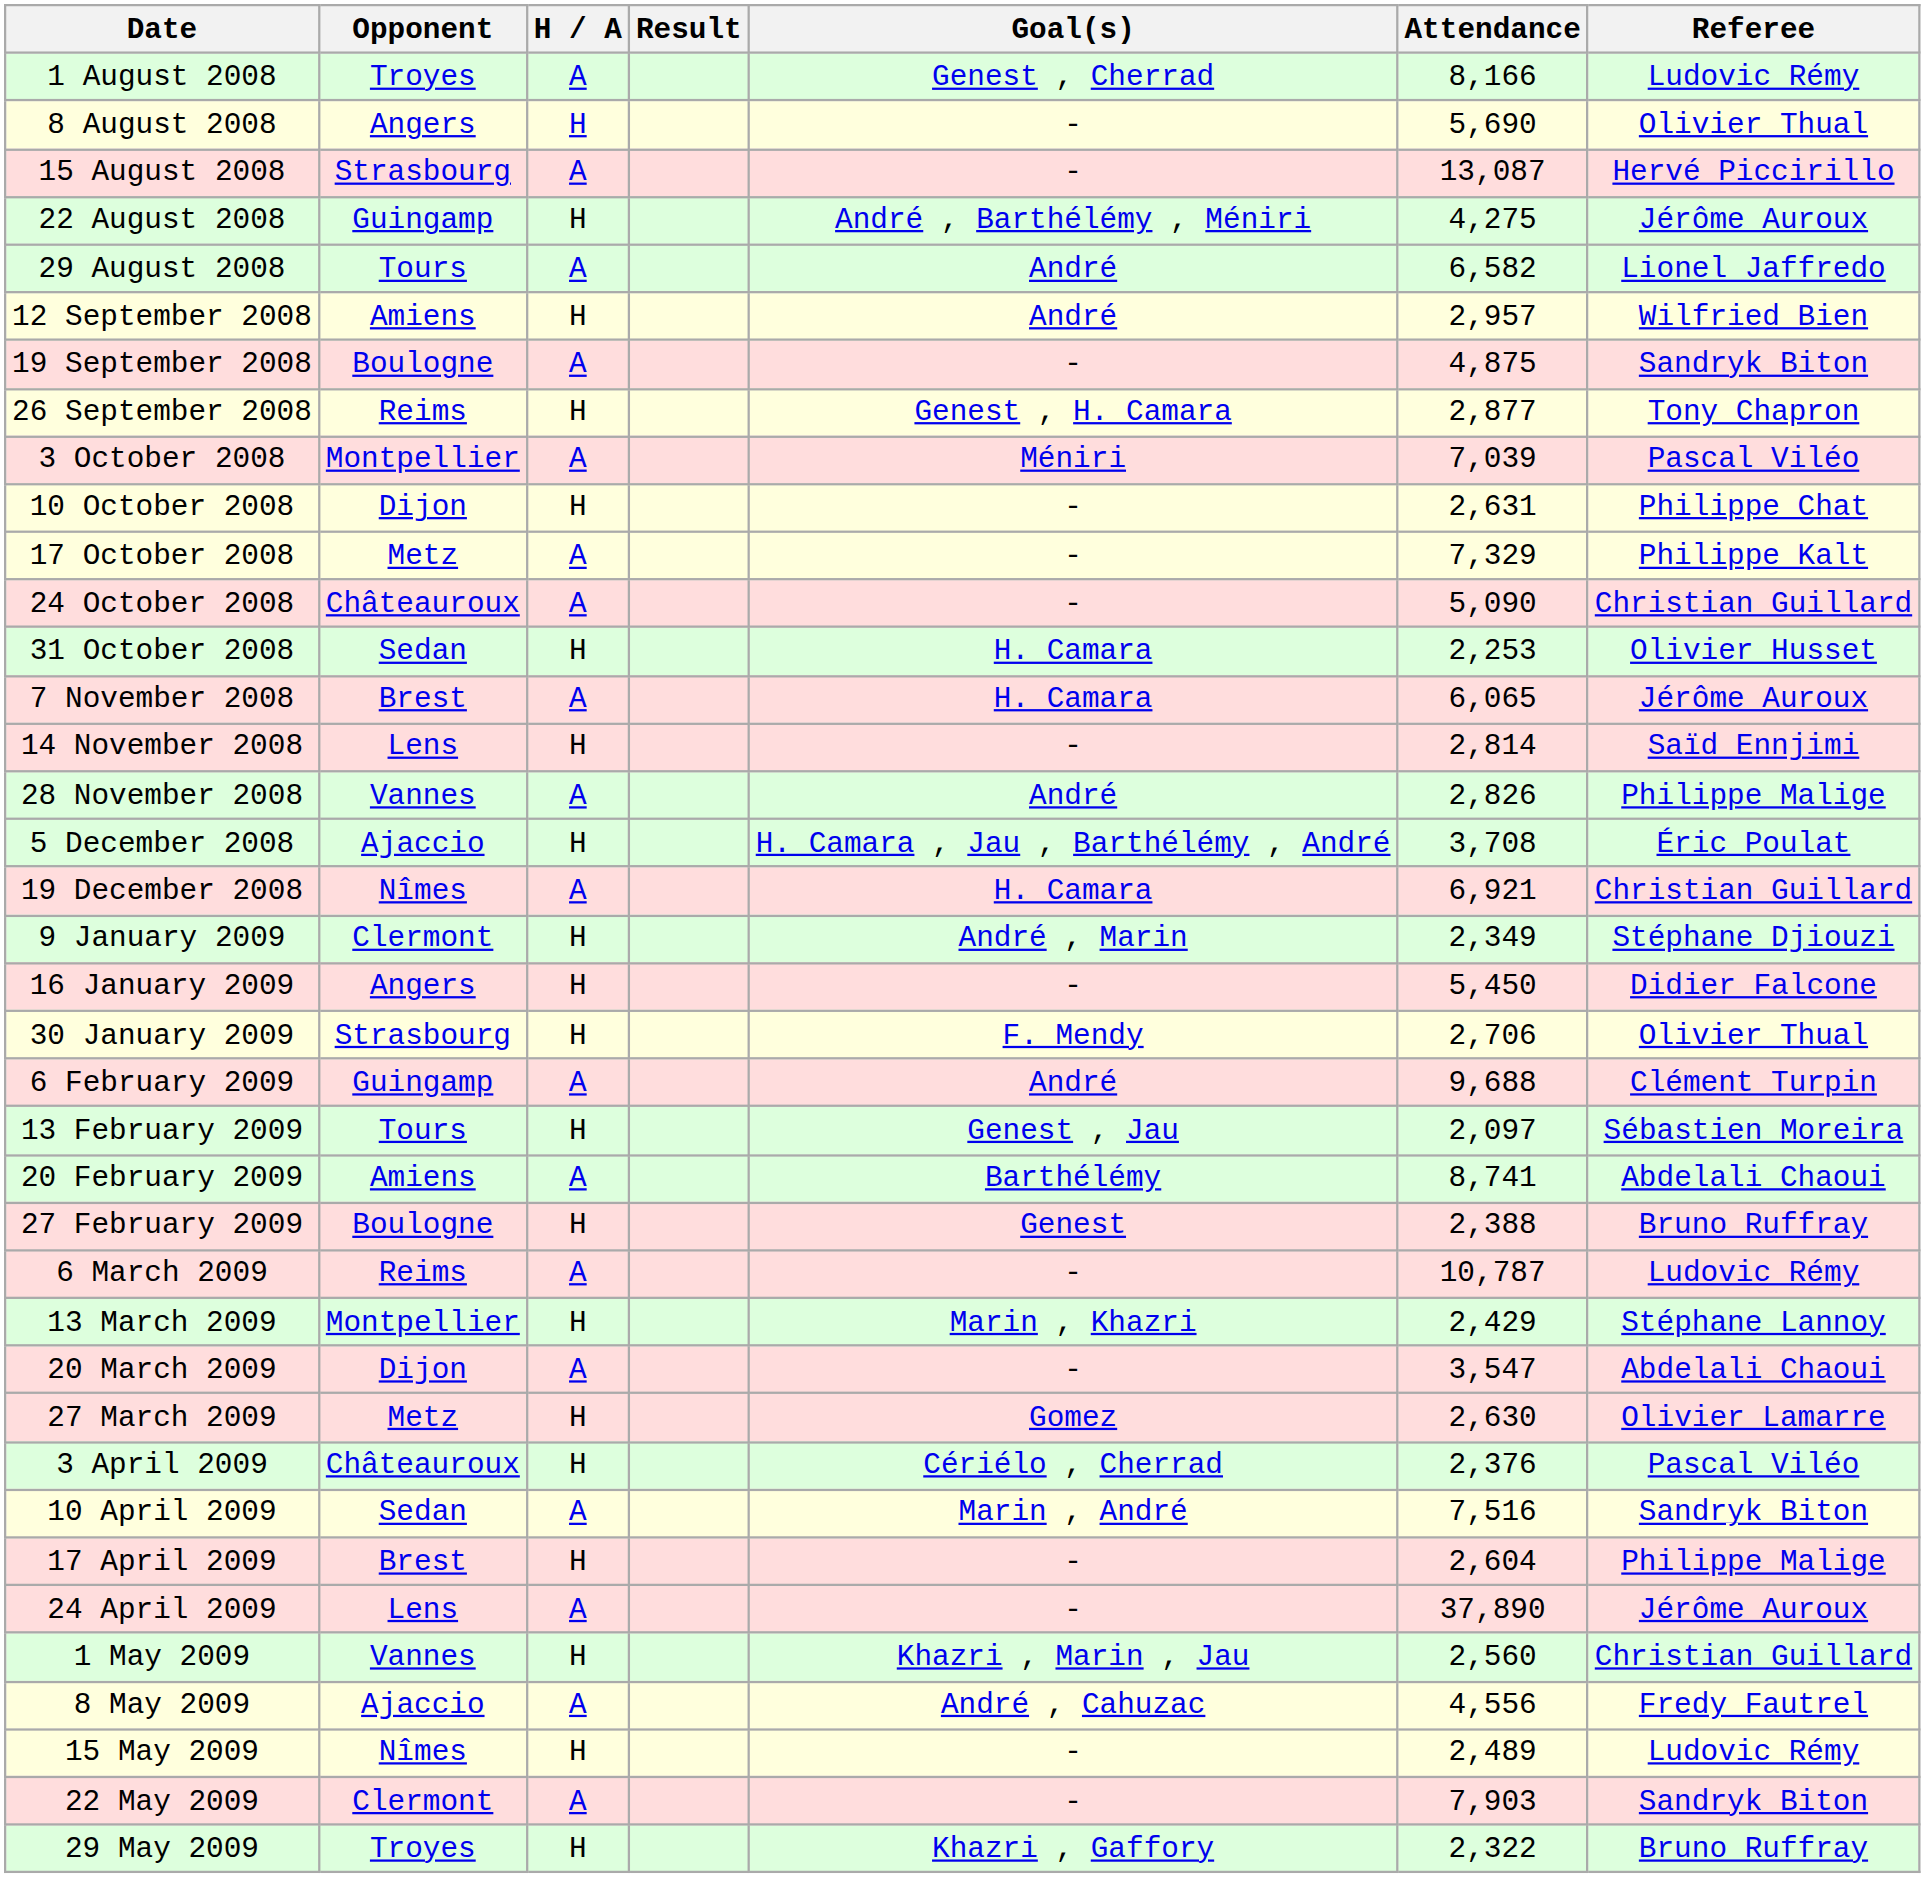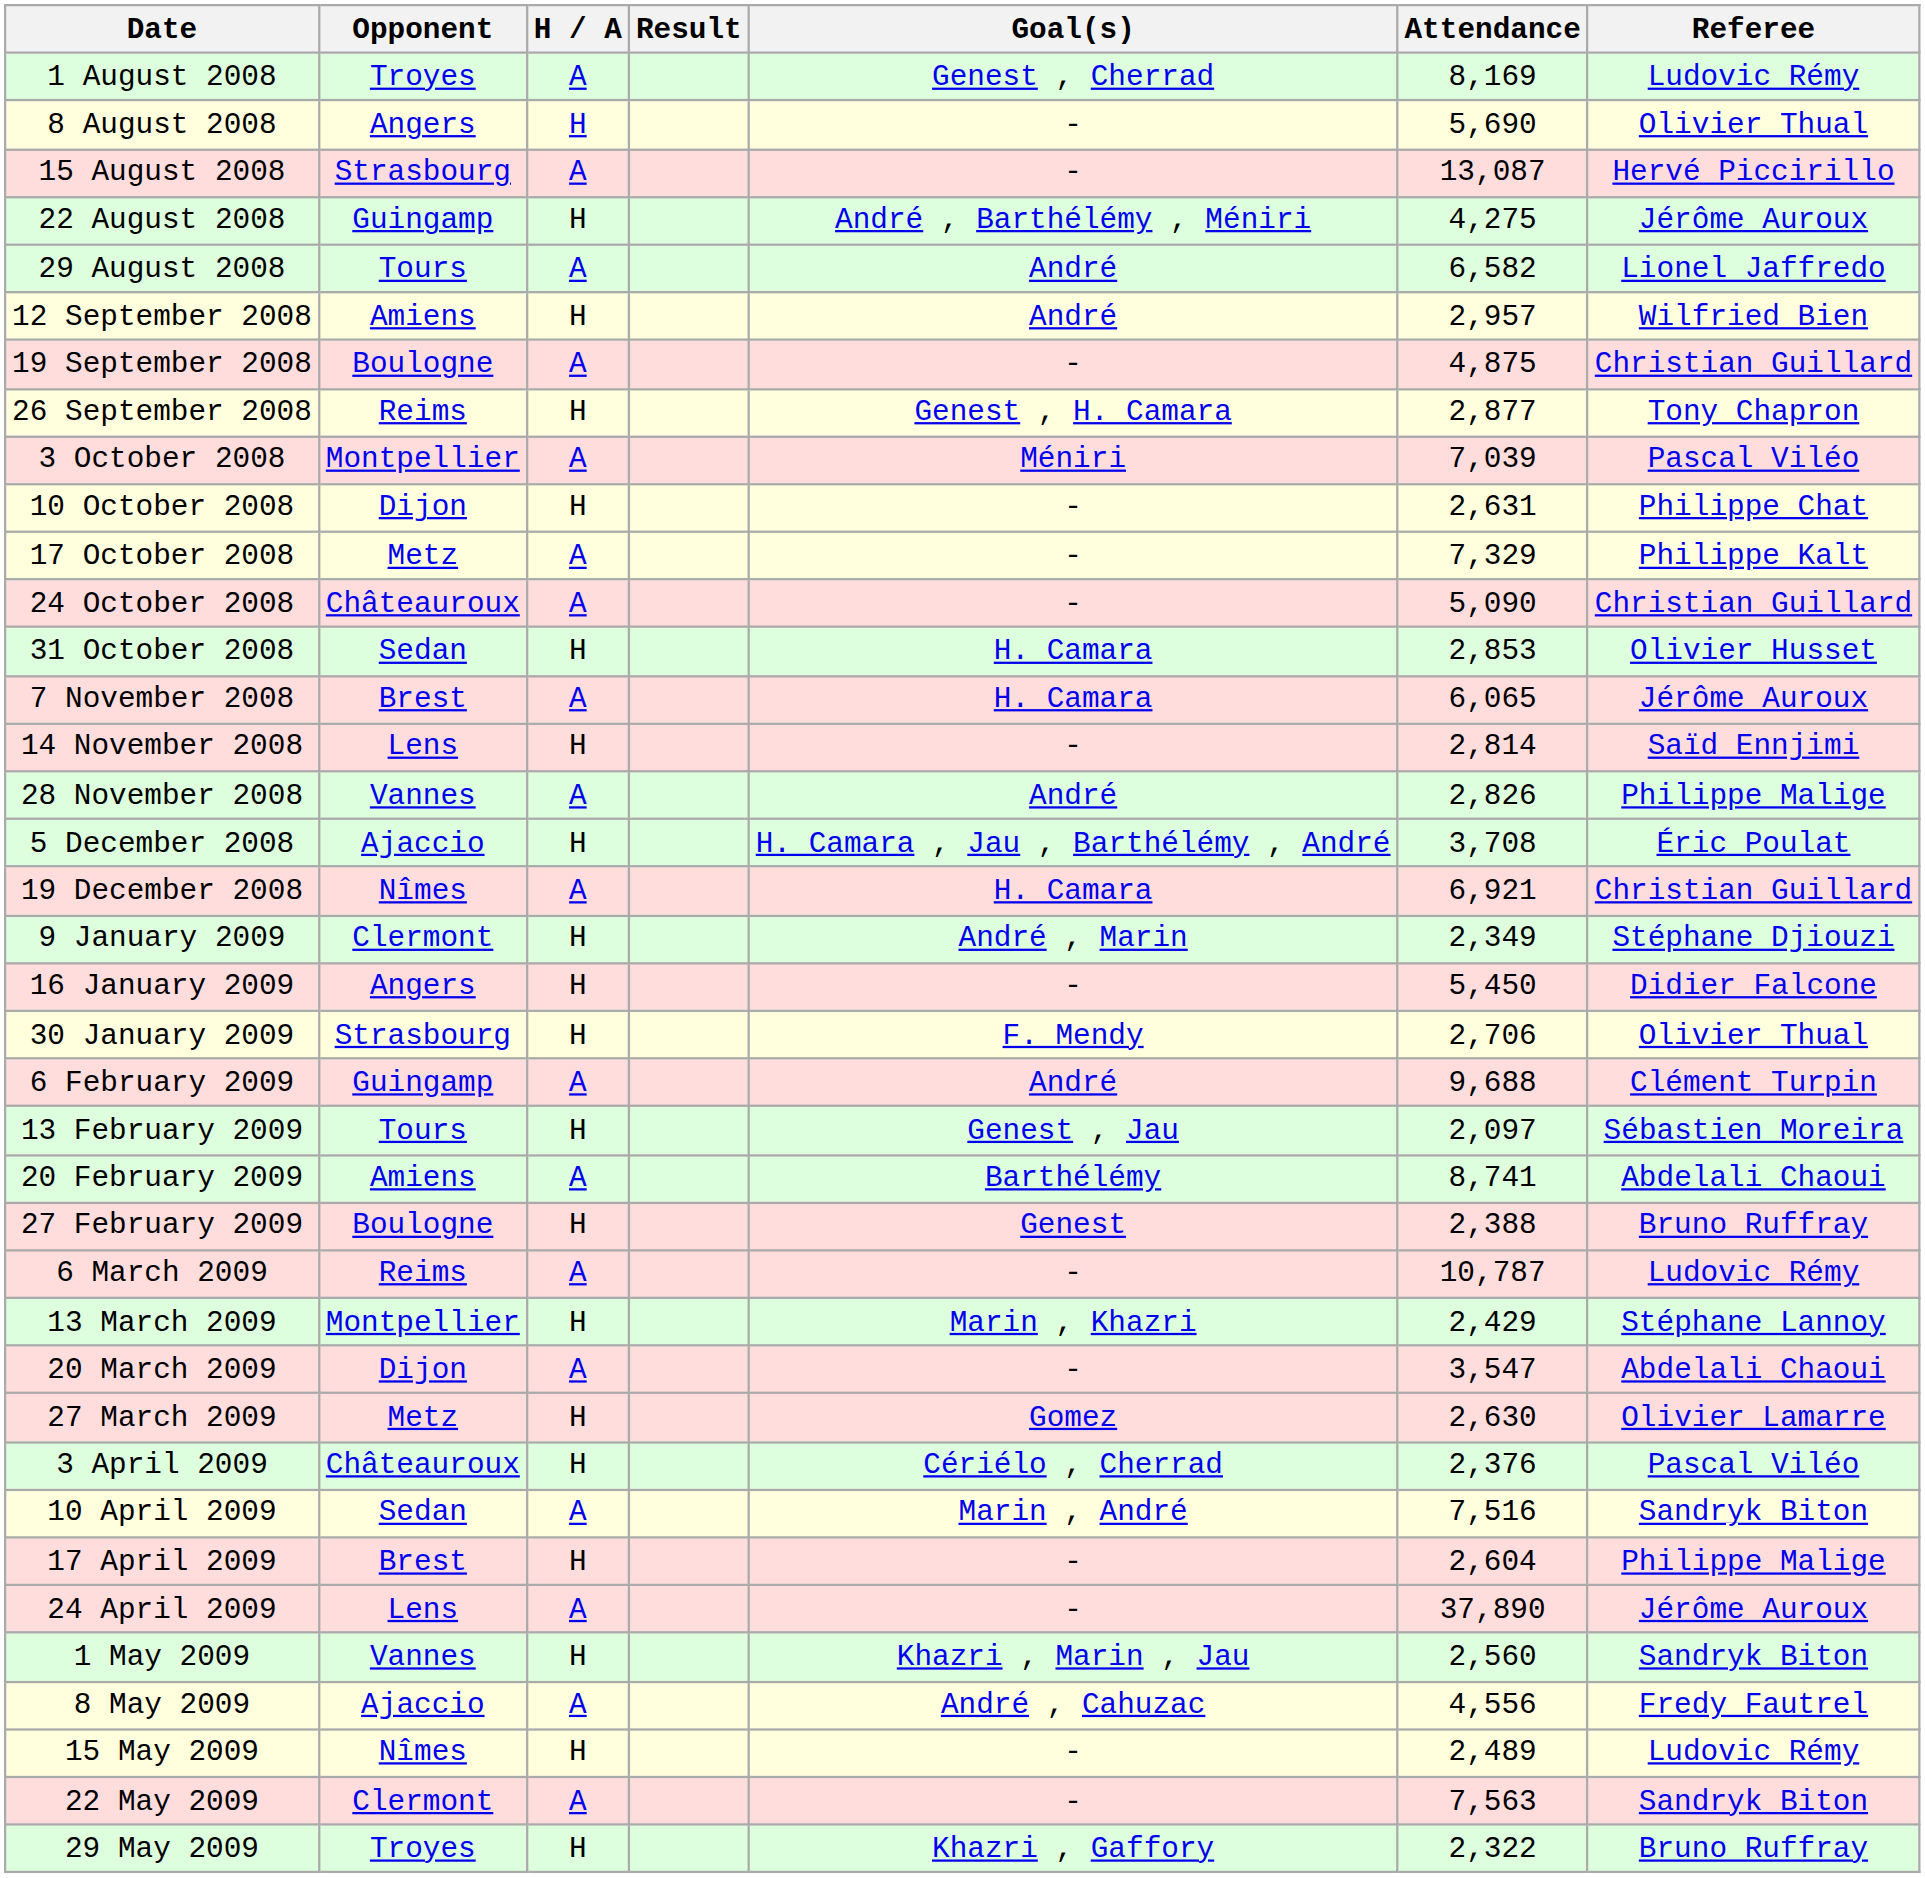(1493, 77) 8,166 -> (1493, 77) 8,169
(1753, 364) Sandryk Biton -> (1753, 364) Christian Guillard
(1493, 652) 2,253 -> (1493, 652) 2,853
(1753, 1657) Christian Guillard -> (1753, 1657) Sandryk Biton
(1493, 1801) 7,903 -> (1493, 1801) 7,563
